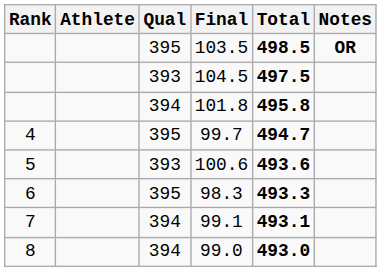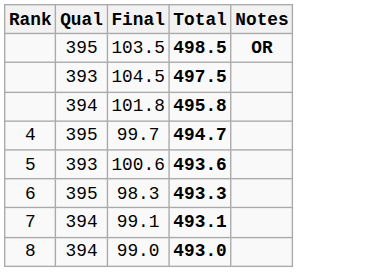- column: (98, 19)
